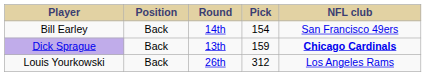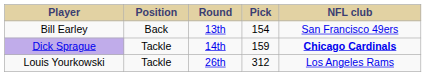(215, 29) 14th -> (215, 29) 13th
(156, 46) Back -> (156, 46) Tackle
(215, 46) 13th -> (215, 46) 14th
(156, 63) Back -> (156, 63) Tackle
